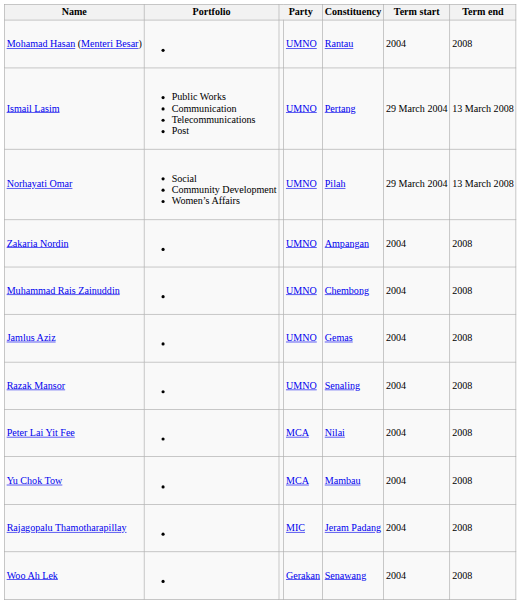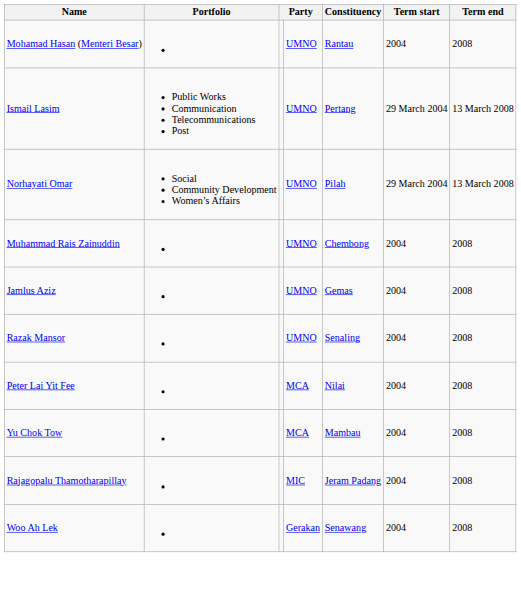- row: (38, 243)
